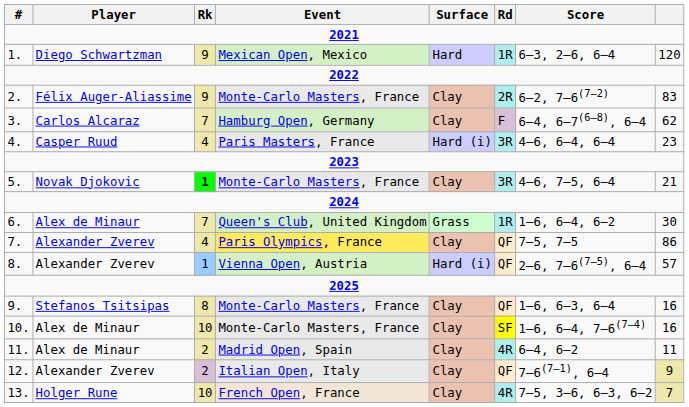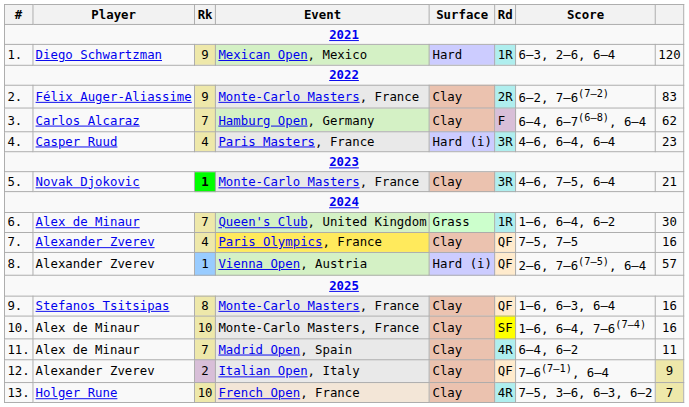(669, 242) 86 -> (669, 242) 16
(205, 349) 2 -> (205, 349) 7
